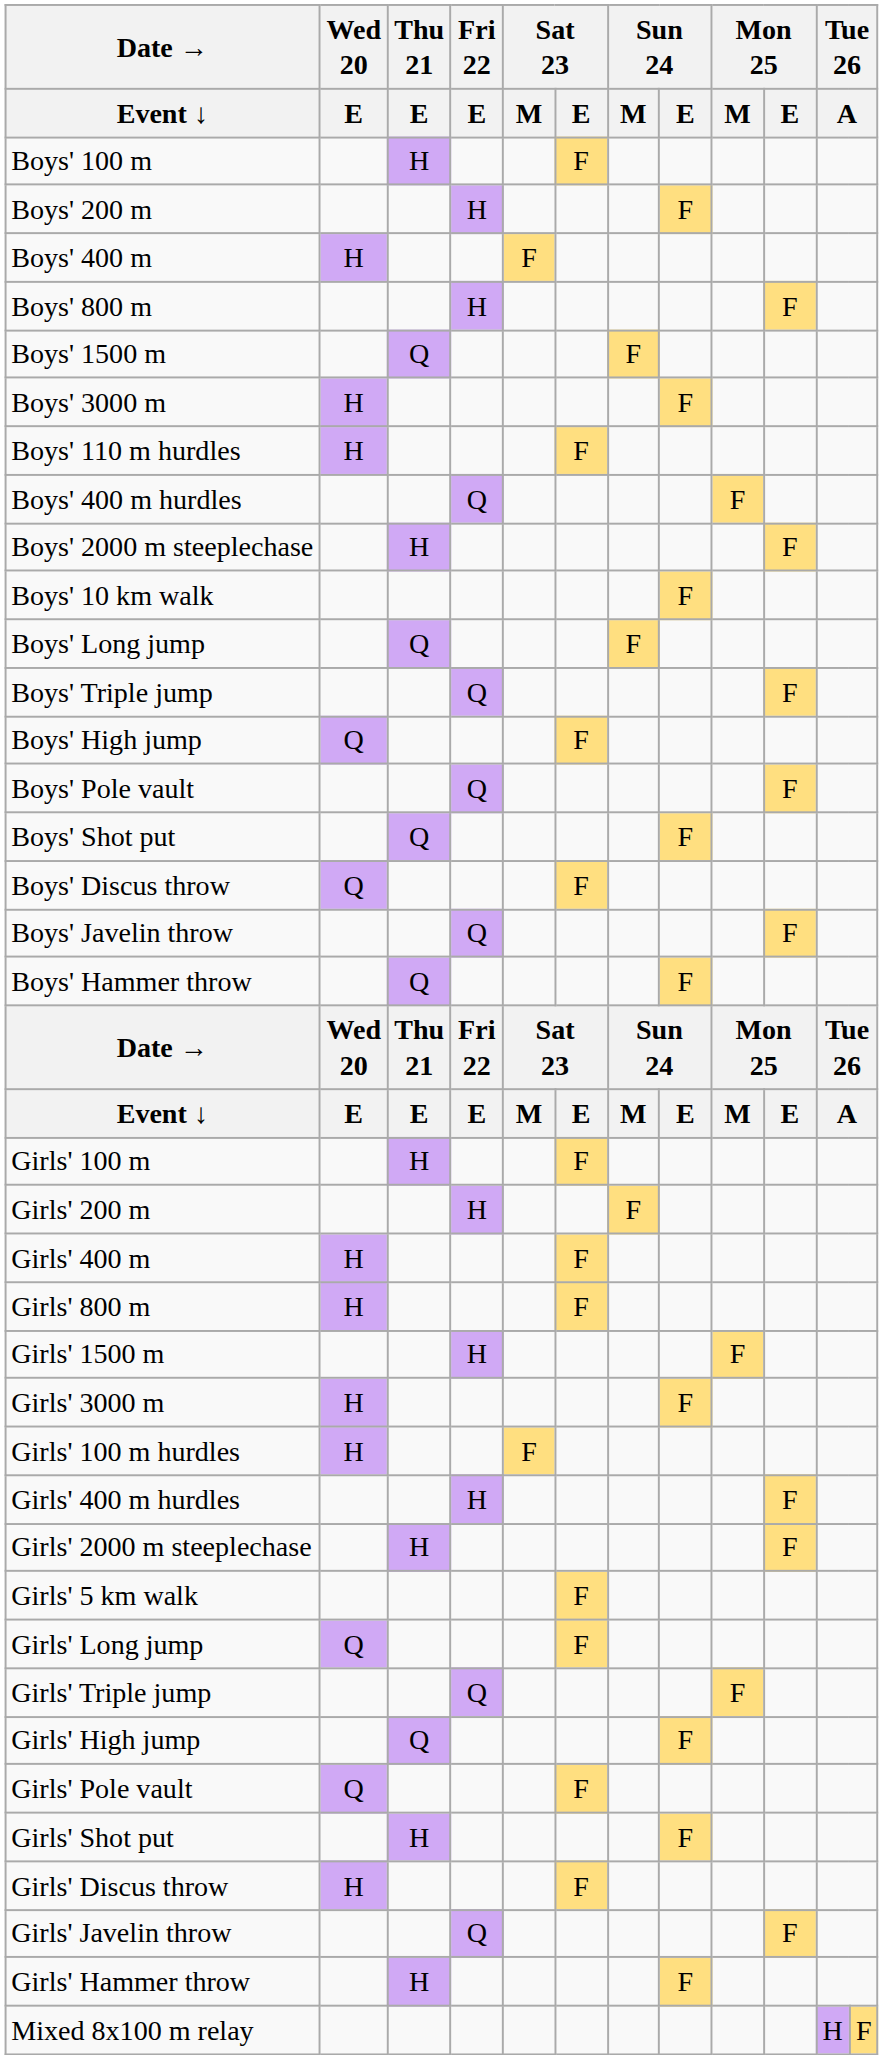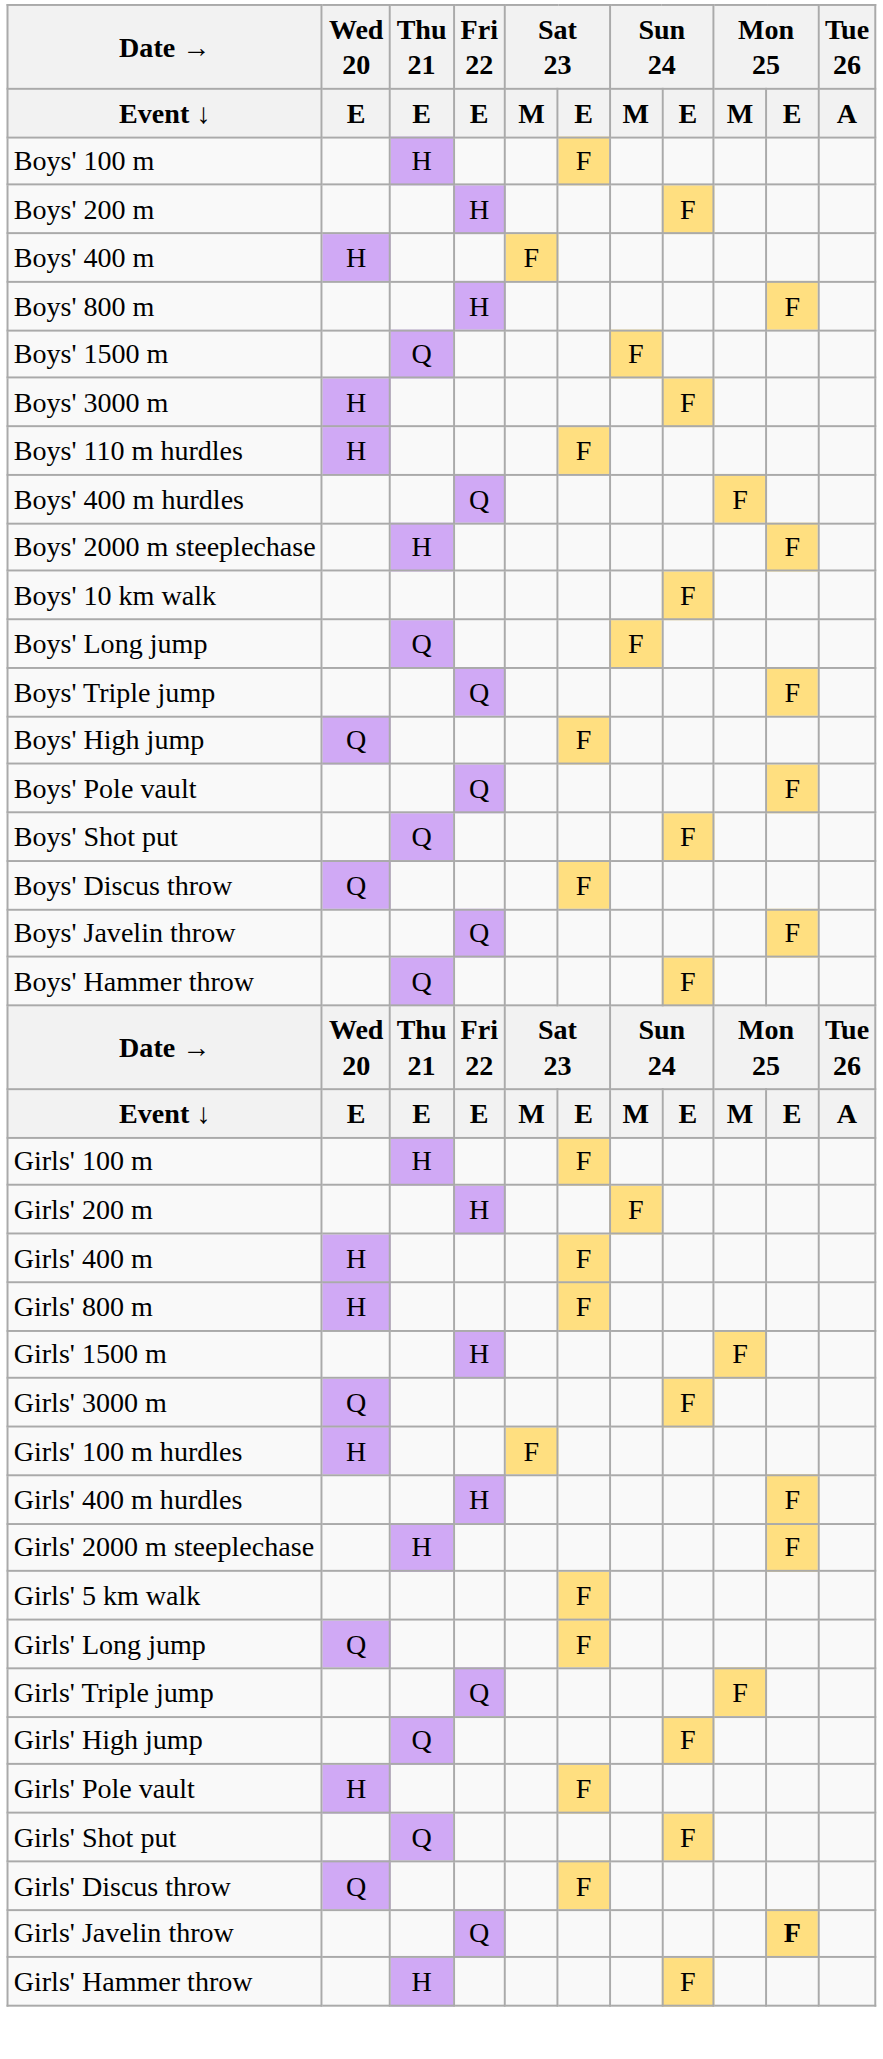(354, 1402) H -> (356, 1402) Q
(354, 1788) Q -> (356, 1788) H
(419, 1837) H -> (422, 1837) Q
(354, 1885) H -> (356, 1885) Q
(790, 1933) normal -> (792, 1933) bold
- row: (132, 2030)
